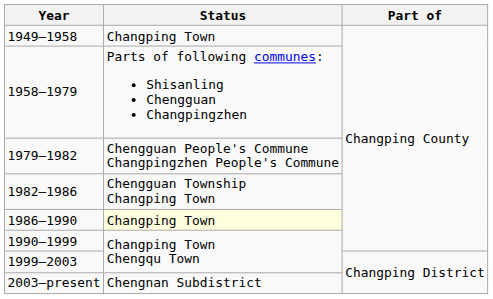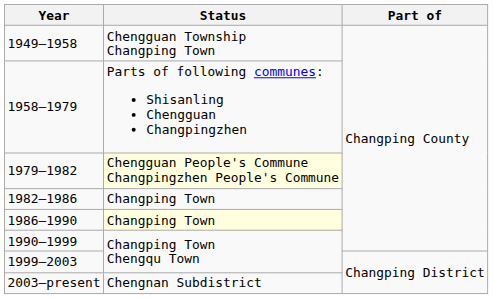(161, 36) Changping Town -> (176, 43) Chengguan Township Changping Town
(223, 156) no background -> (223, 170) lightyellow background
(176, 191) Chengguan Township Changping Town -> (161, 199) Changping Town
